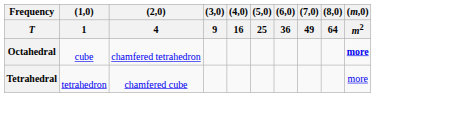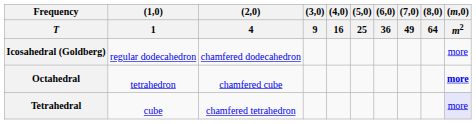+ row: (56, 52)
(84, 57) cube -> (153, 84) tetrahedron
(156, 57) chamfered tetrahedron -> (251, 84) chamfered cube
(84, 84) tetrahedron -> (153, 111) cube
(156, 84) chamfered cube -> (251, 111) chamfered tetrahedron
(358, 78) no background -> (458, 105) lavender background
